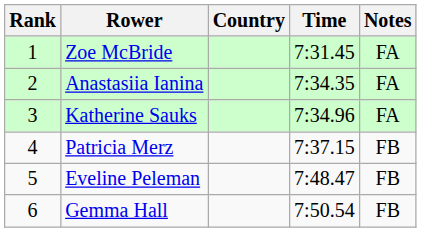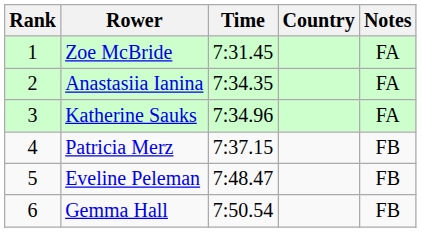columns swapped: (249, 20) <-> (324, 20)
